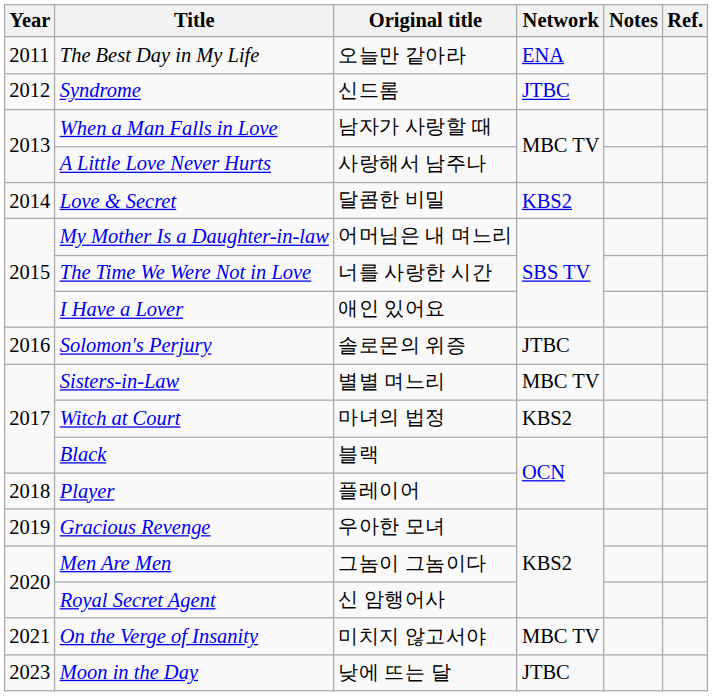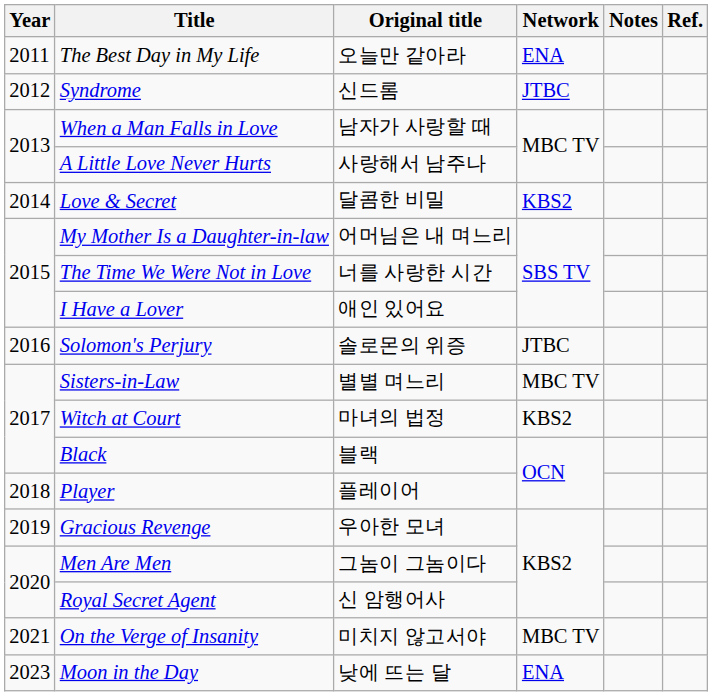(546, 672) JTBC -> (543, 672) ENA
